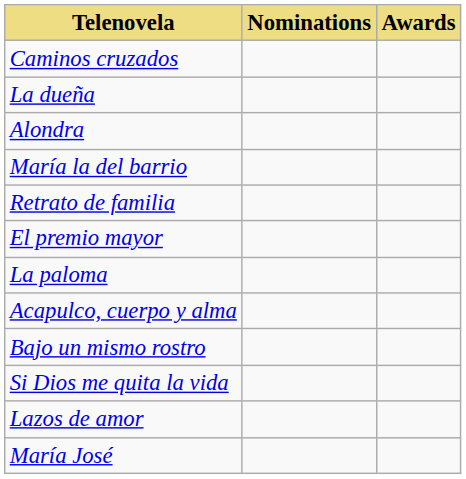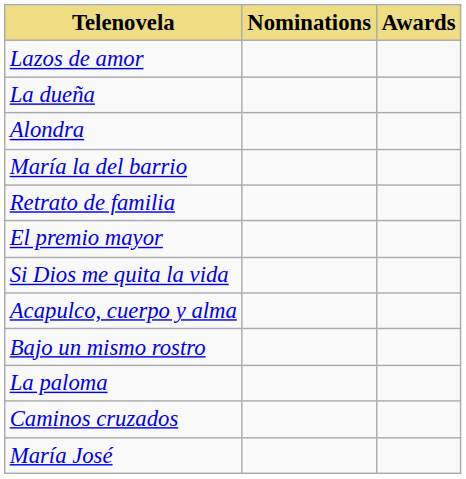rows swapped: (77, 418) <-> (94, 58)
rows swapped: (119, 382) <-> (59, 274)
